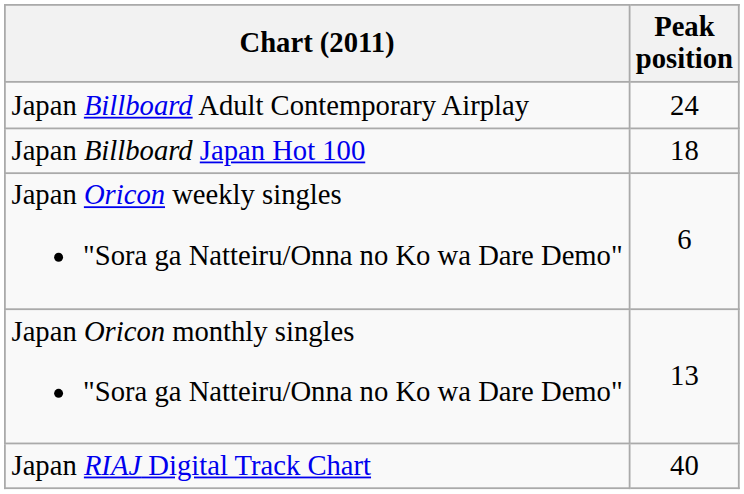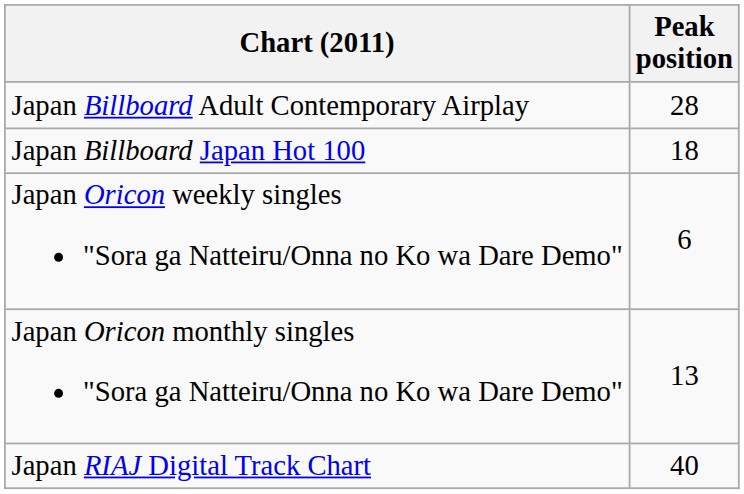(684, 104) 24 -> (684, 104) 28
